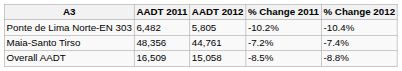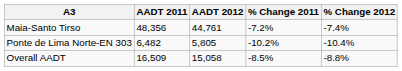rows swapped: (43, 43) <-> (69, 27)
